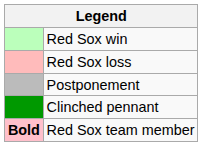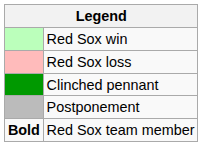rows swapped: (93, 85) <-> (103, 107)
(24, 130) pink background -> (24, 130) no background
